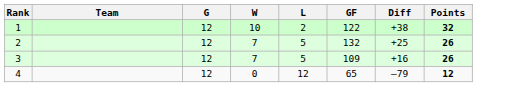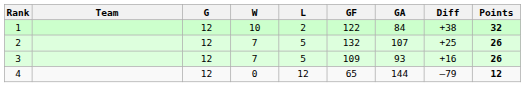+ column: (400, 12)
